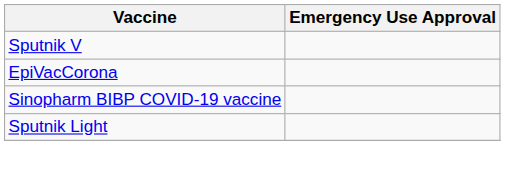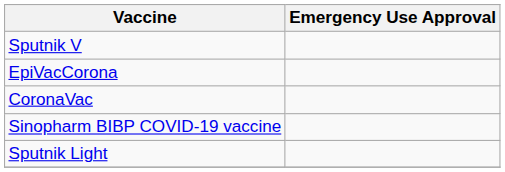+ row: (51, 99)
